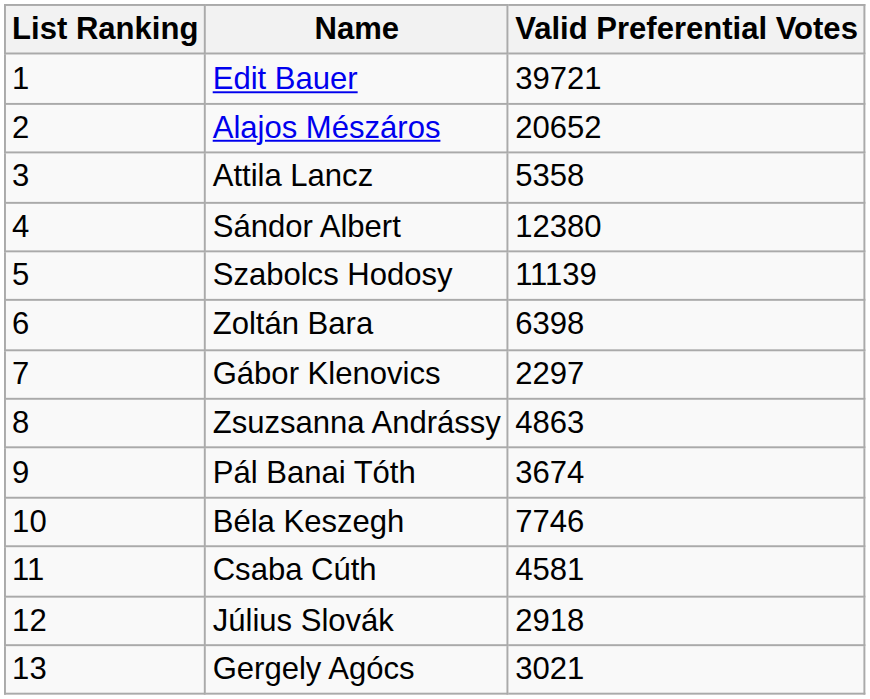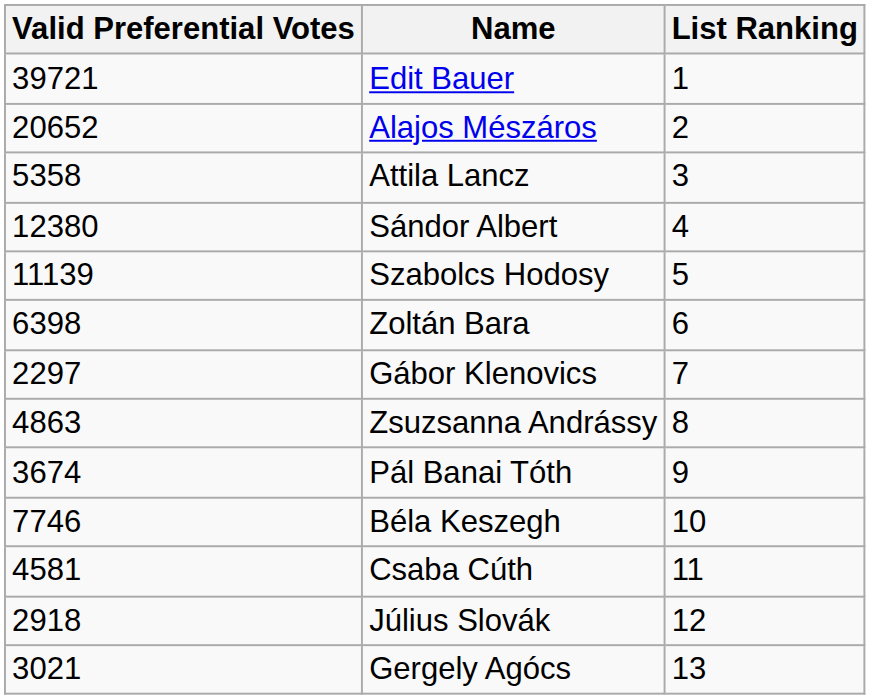columns swapped: (105, 29) <-> (687, 29)
